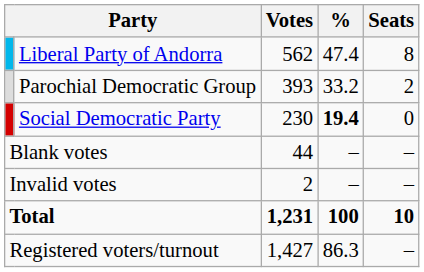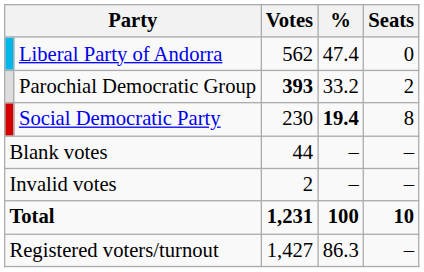(409, 53) 8 -> (409, 53) 0
(298, 86) normal -> (298, 86) bold
(409, 119) 0 -> (409, 119) 8
